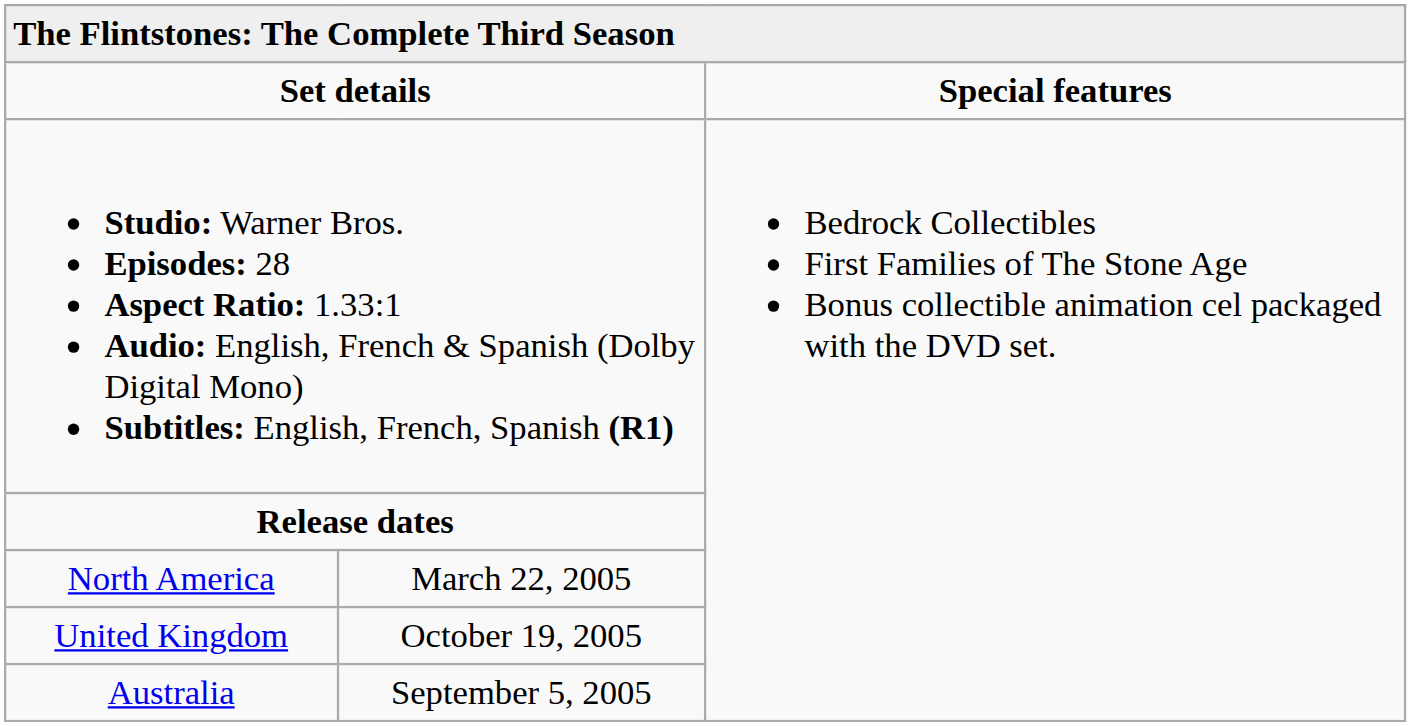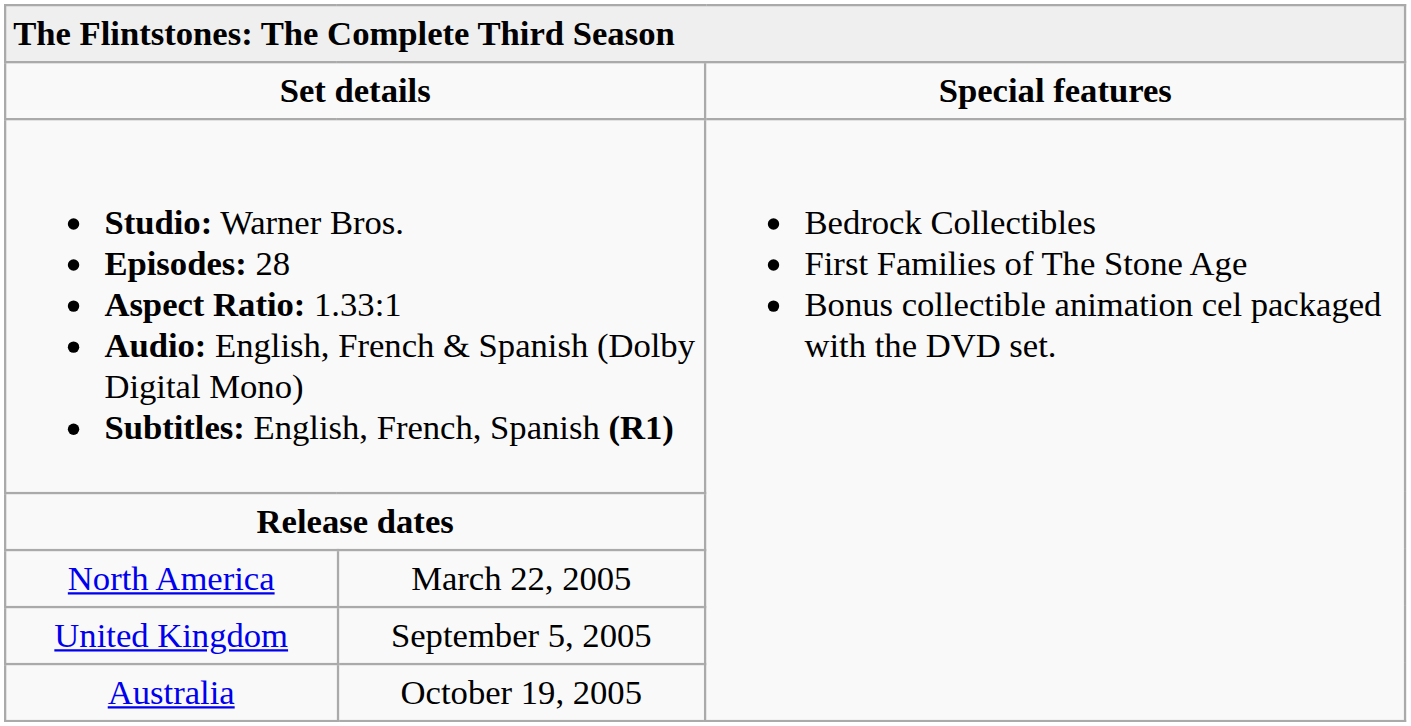(521, 634) October 19, 2005 -> (521, 634) September 5, 2005
(521, 691) September 5, 2005 -> (521, 691) October 19, 2005
